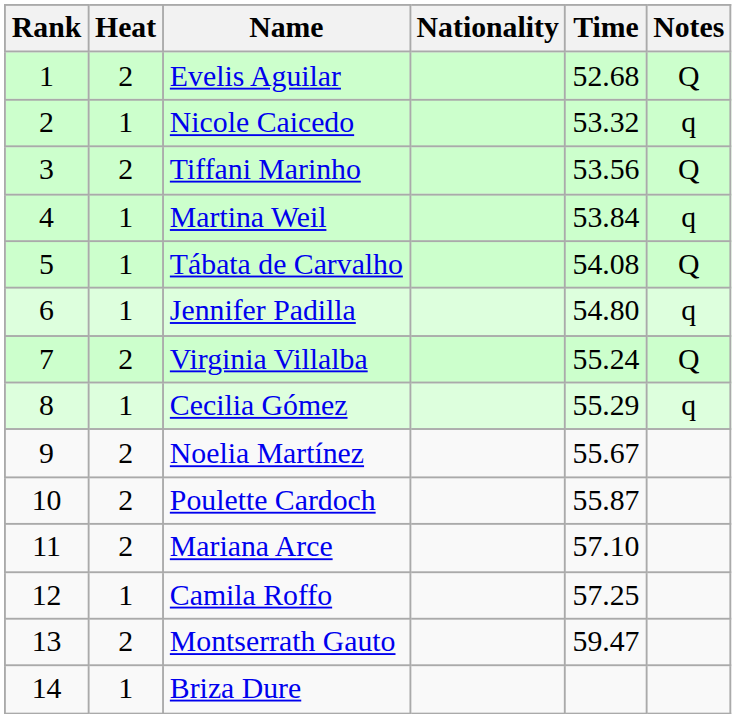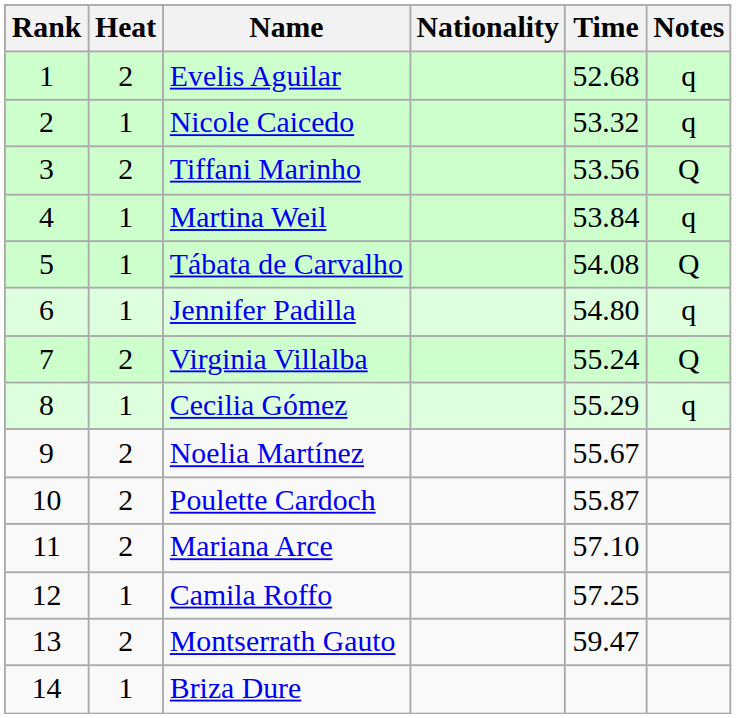(689, 75) Q -> (689, 75) q
